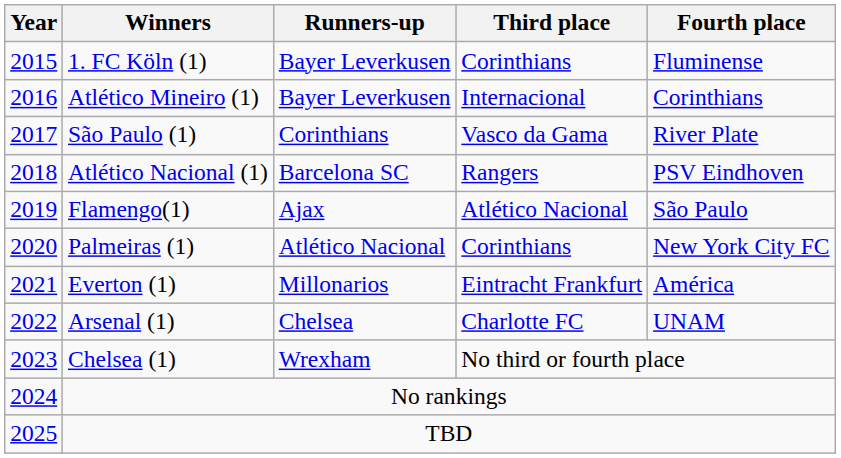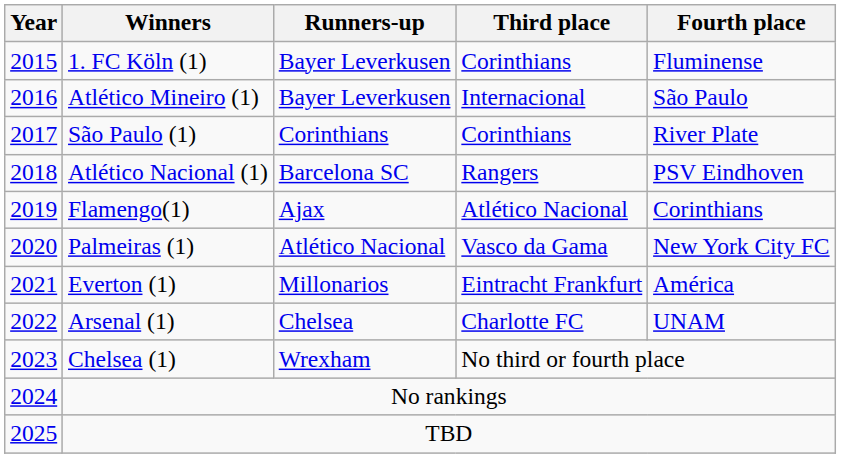(708, 97) Corinthians -> (700, 97) São Paulo
(534, 135) Vasco da Gama -> (516, 135) Corinthians
(700, 209) São Paulo -> (708, 209) Corinthians
(516, 246) Corinthians -> (534, 246) Vasco da Gama
